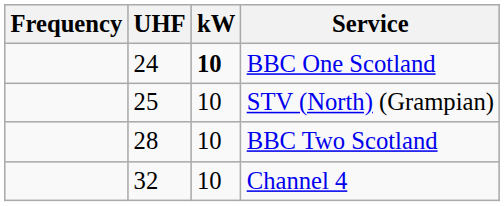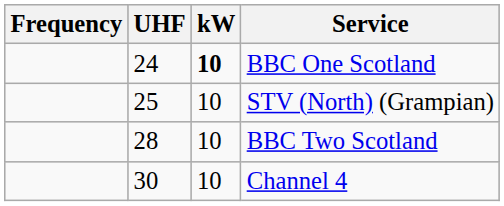(146, 180) 32 -> (146, 180) 30
